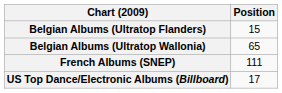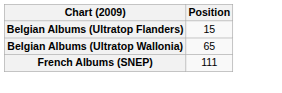- row: (118, 79)
